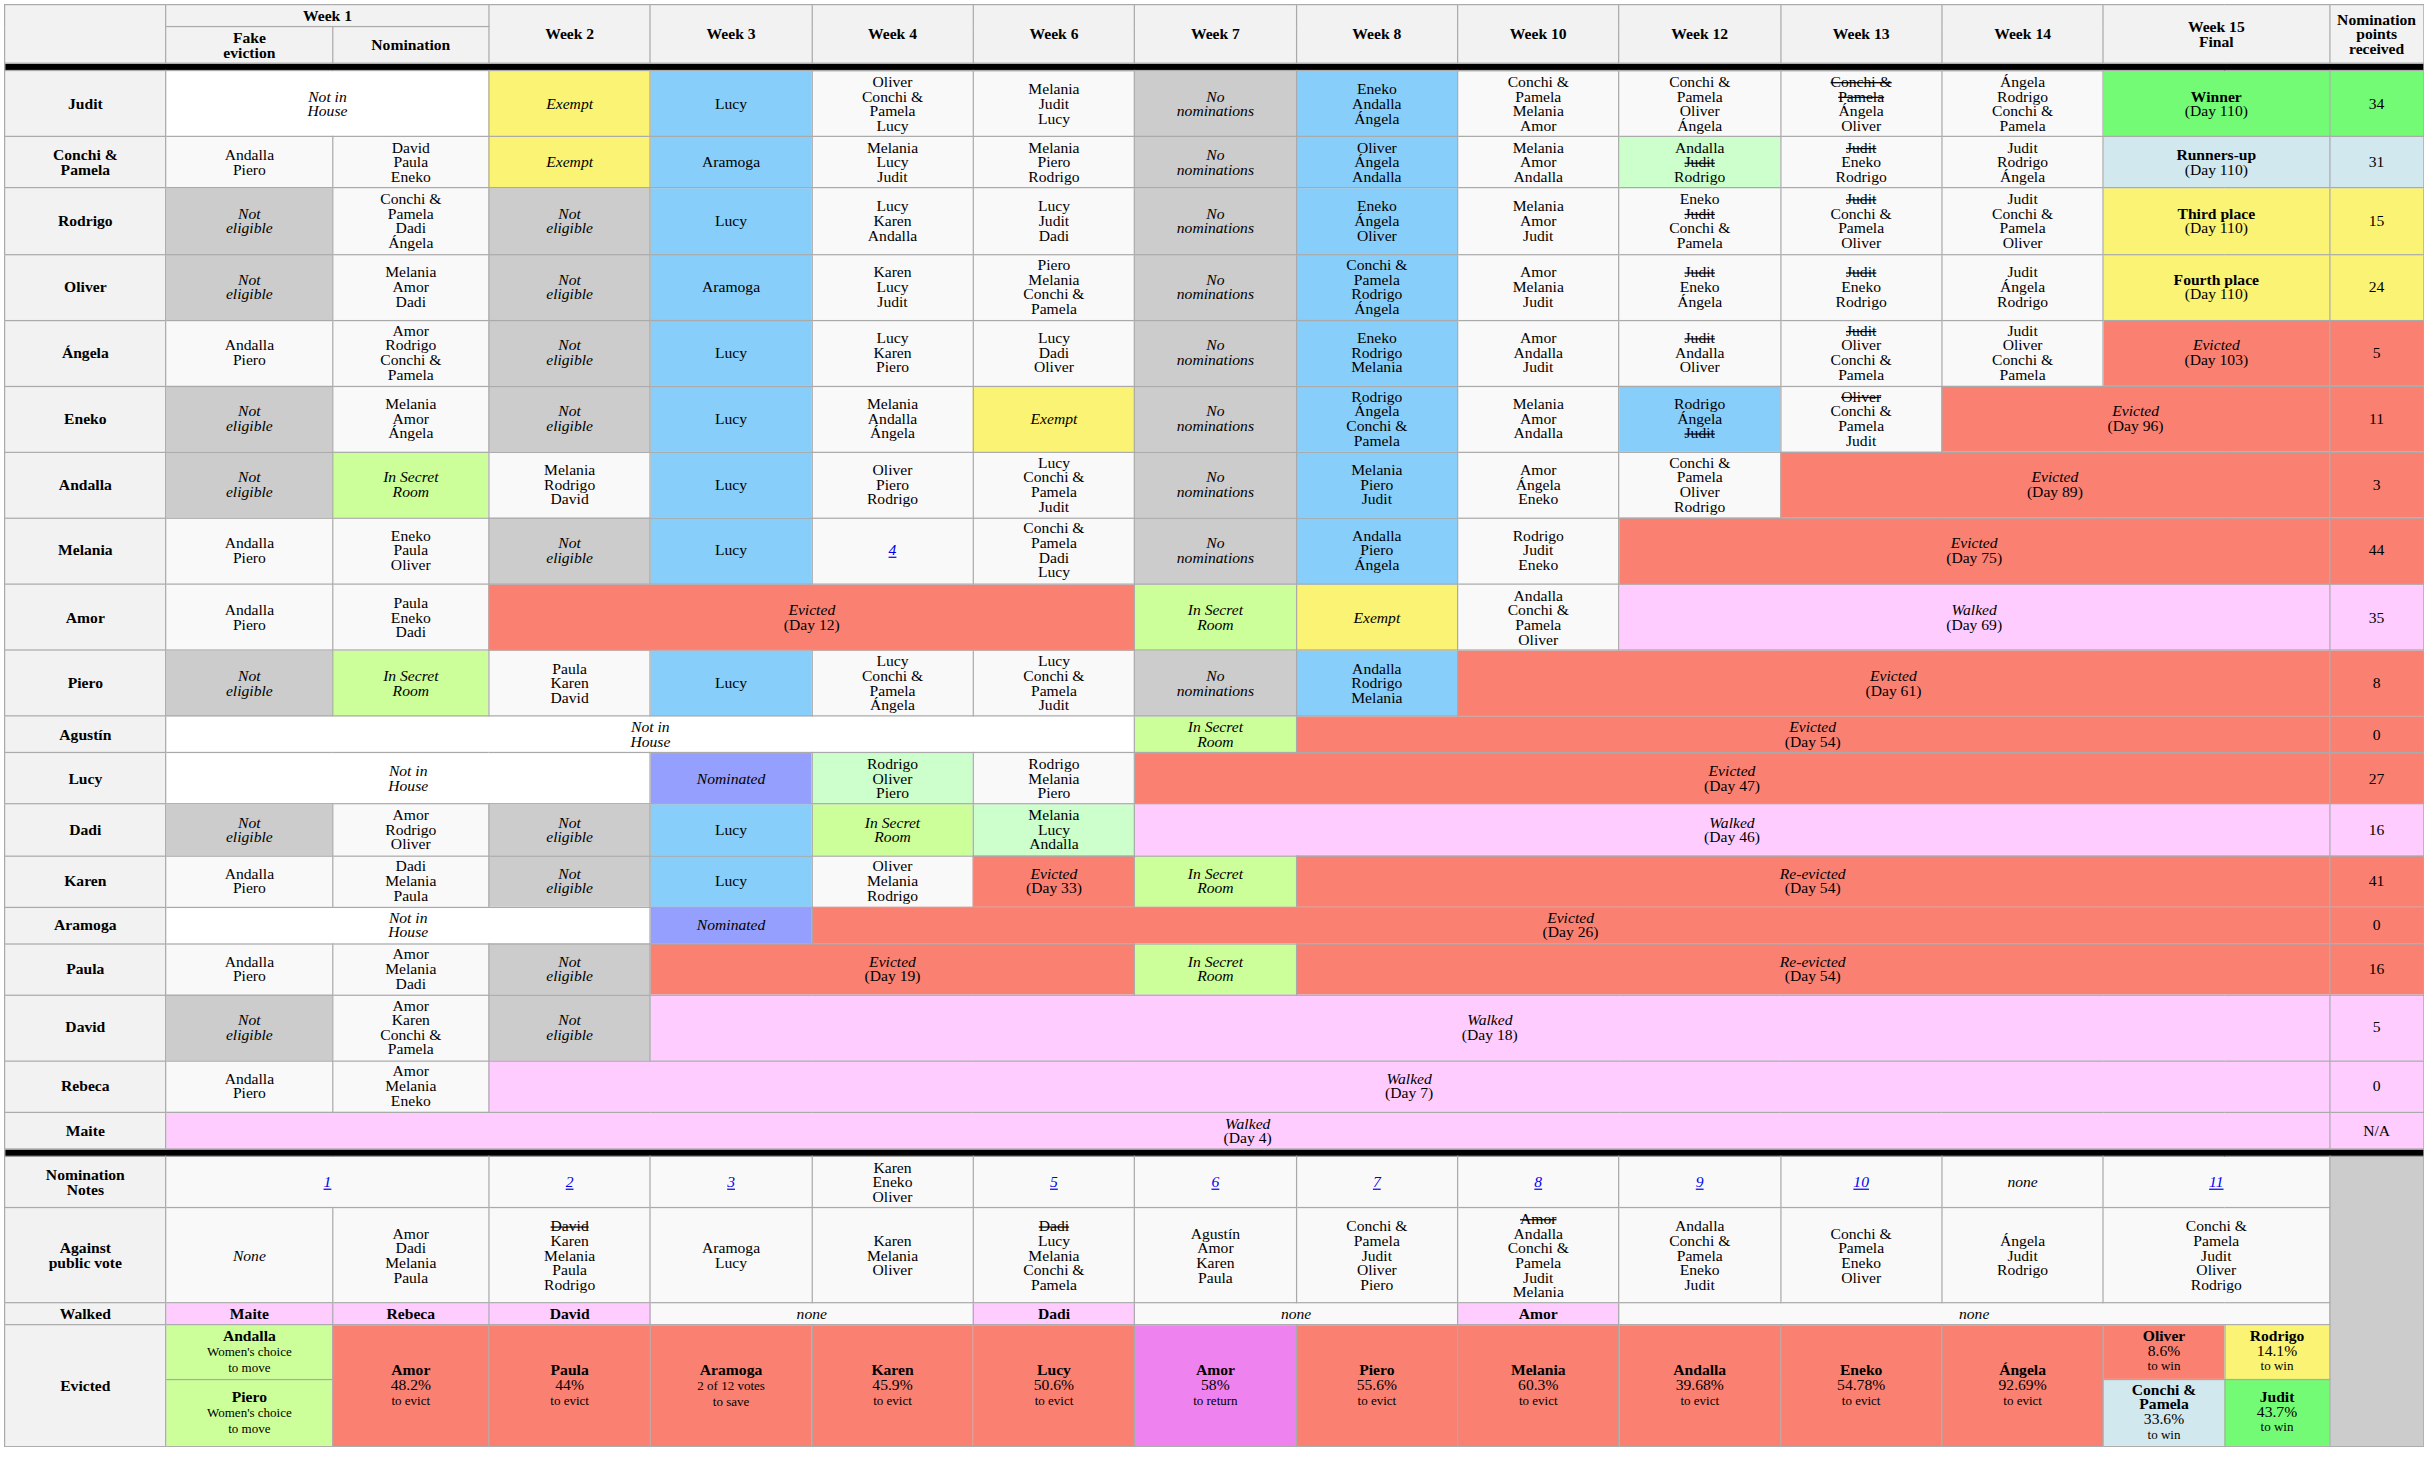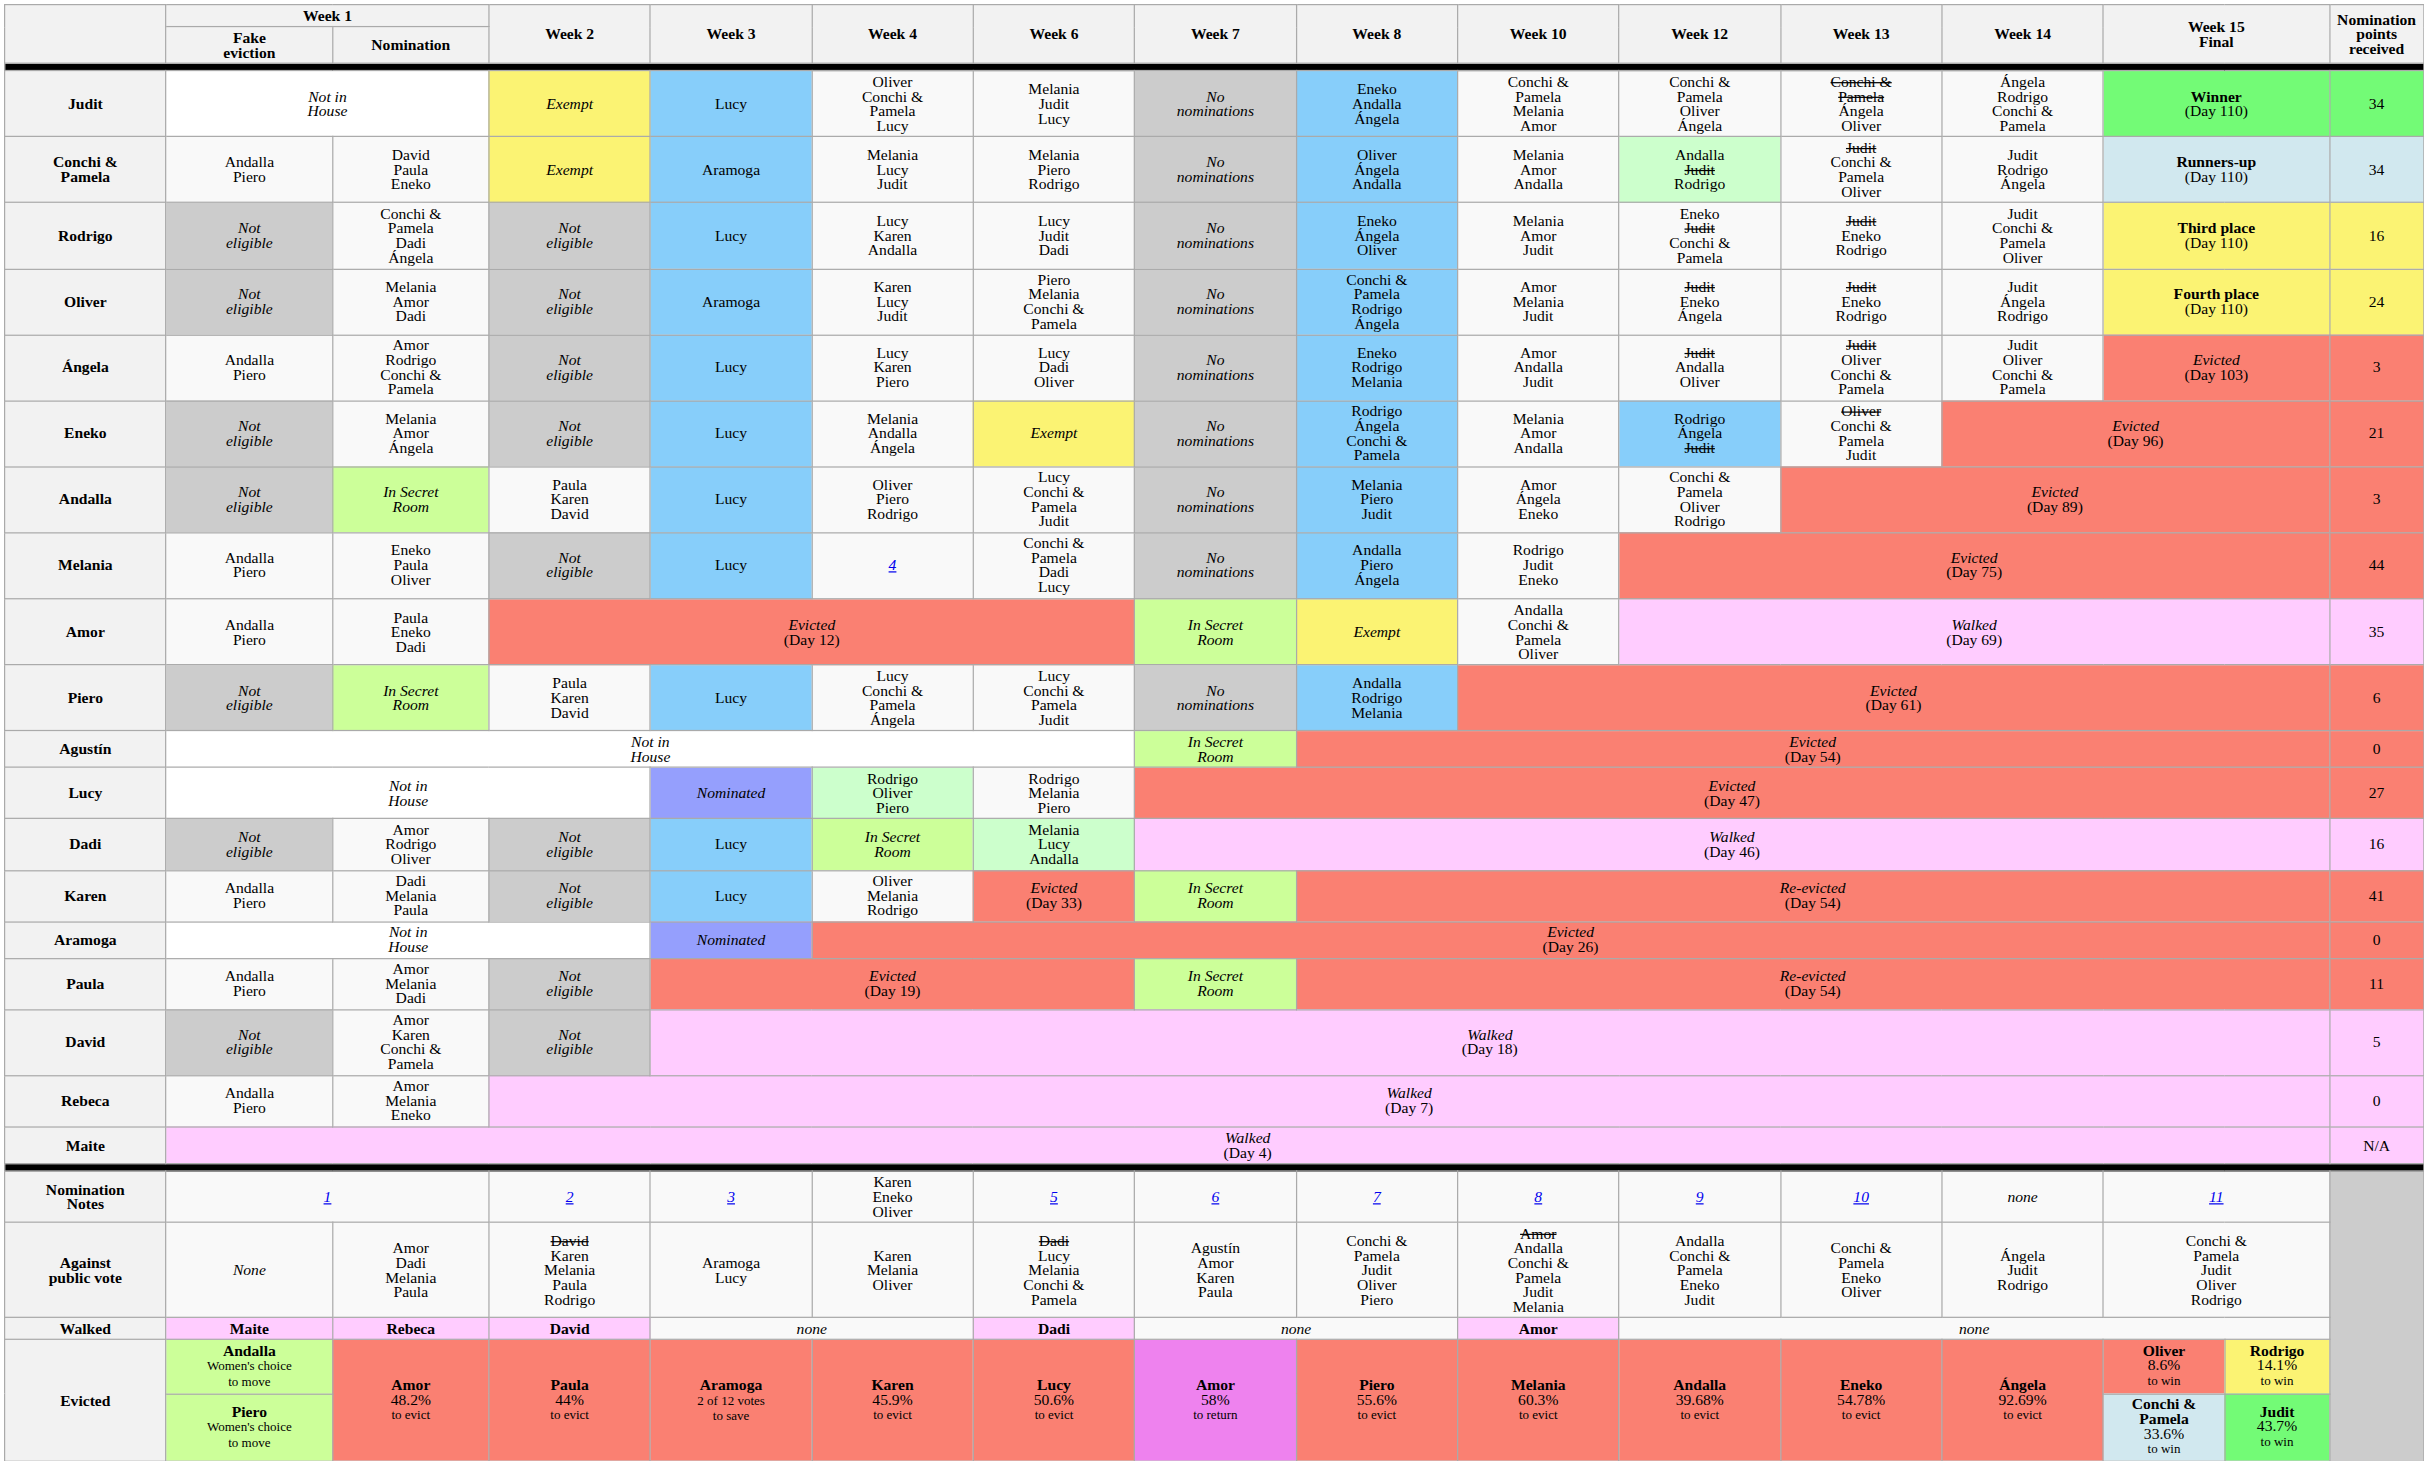(1861, 162) Judit Eneko Rodrigo -> (1861, 170) Judit Conchi & Pamela Oliver
(2377, 162) 31 -> (2377, 170) 34
(1861, 221) Judit Conchi & Pamela Oliver -> (1861, 236) Judit Eneko Rodrigo
(2377, 221) 15 -> (2377, 236) 16
(2377, 353) 5 -> (2377, 368) 3
(2377, 419) 11 -> (2377, 434) 21
(570, 485) Melania Rodrigo David -> (570, 500) Paula Karen David
(2377, 683) 8 -> (2377, 698) 6
(2377, 969) 16 -> (2377, 984) 11
